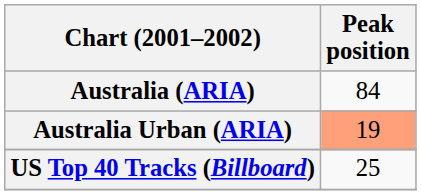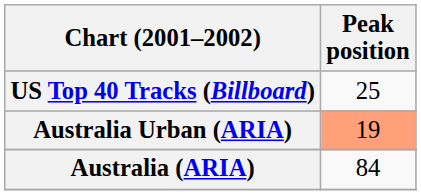rows swapped: (163, 90) <-> (163, 168)
